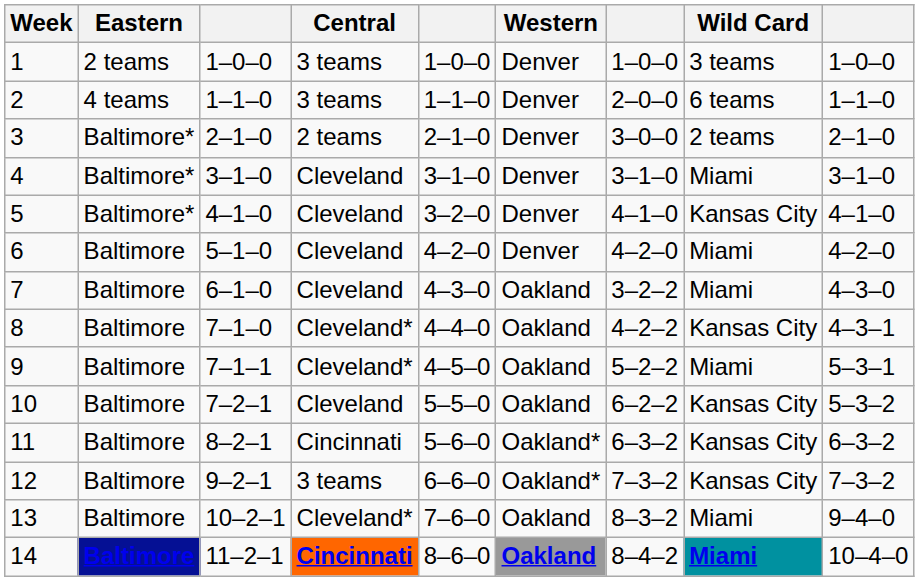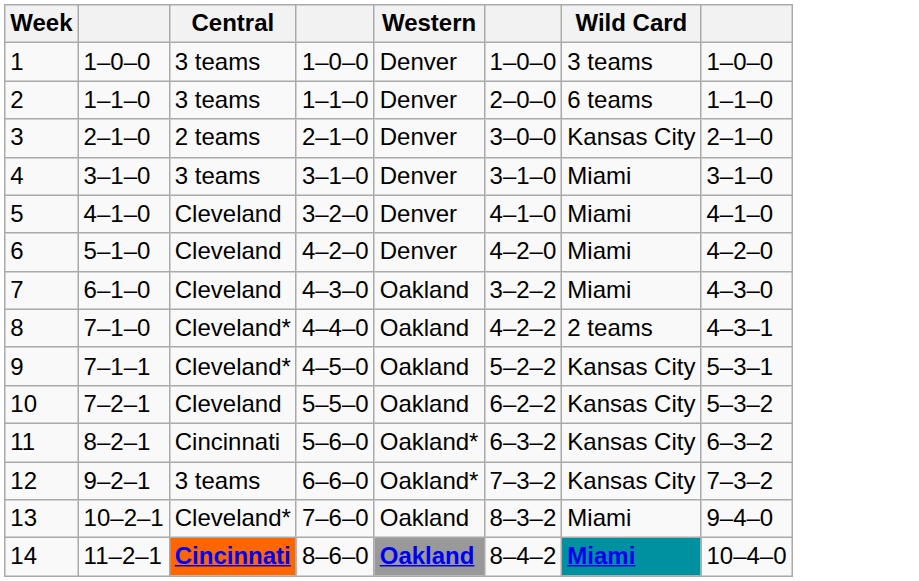- column: (139, 23)
(732, 137) 2 teams -> (631, 137) Kansas City
(350, 175) Cleveland -> (217, 175) 3 teams
(753, 213) Kansas City -> (599, 213) Miami
(753, 328) Kansas City -> (610, 328) 2 teams
(721, 366) Miami -> (631, 366) Kansas City
